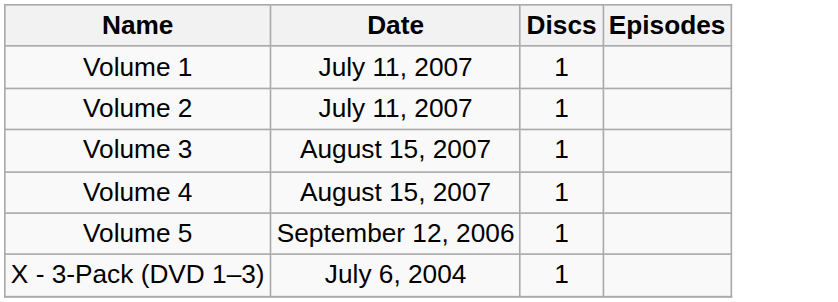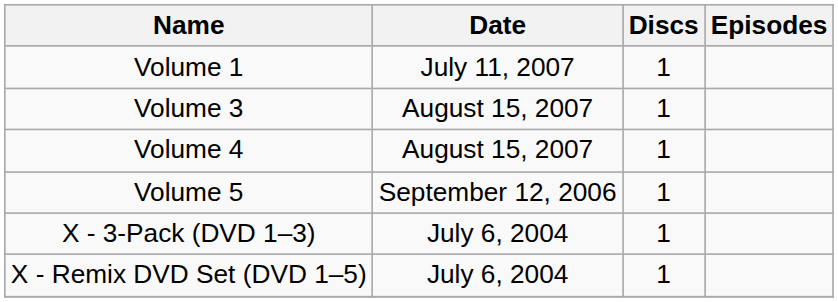- row: (138, 108)
+ row: (189, 274)
